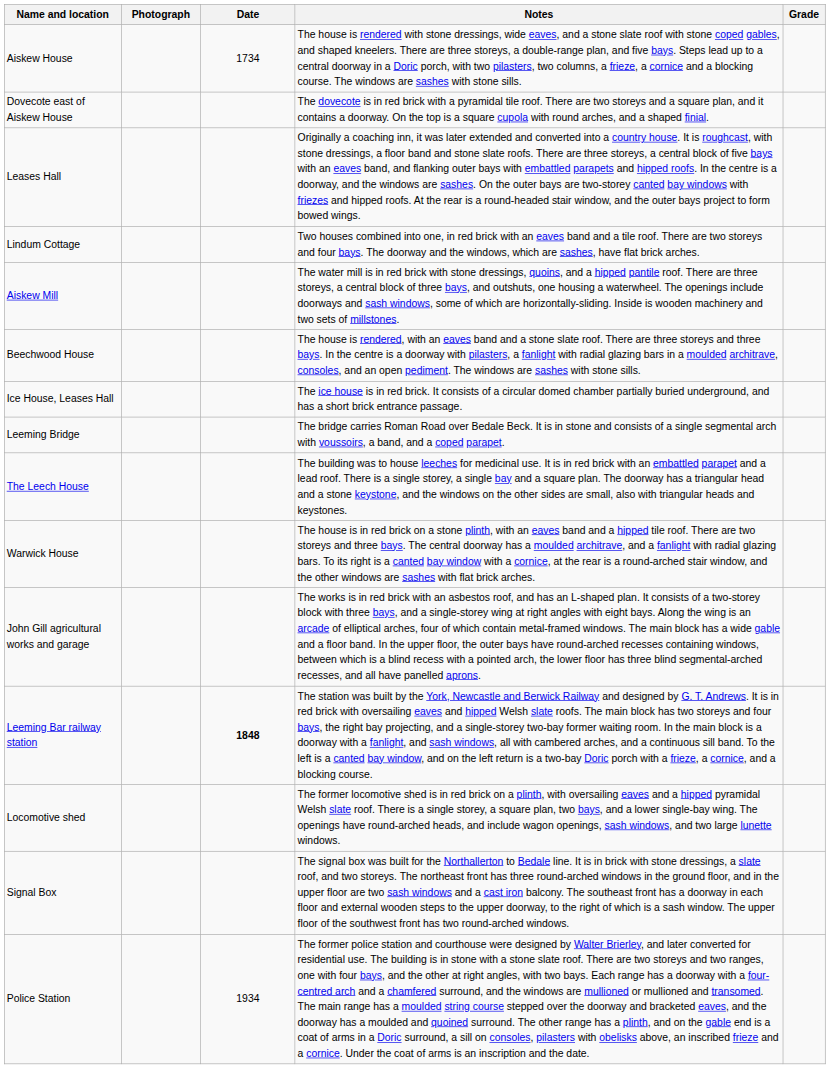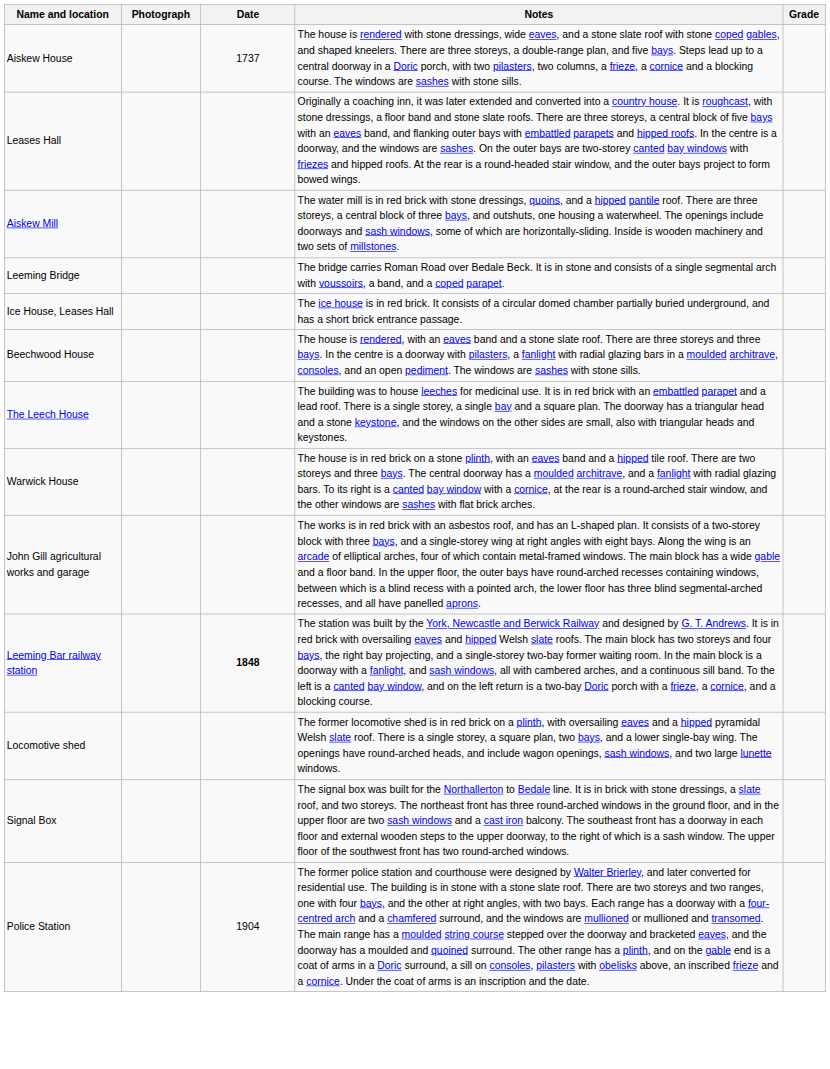(248, 58) 1734 -> (248, 58) 1737
- row: (46, 110)
- row: (43, 244)
rows swapped: (50, 355) <-> (43, 435)
(248, 999) 1934 -> (248, 927) 1904
